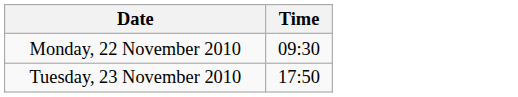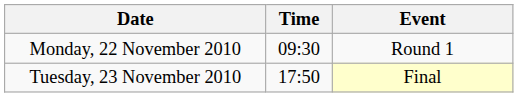+ column: (423, 19)
